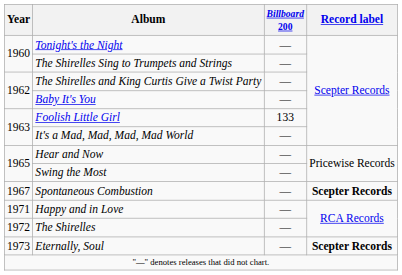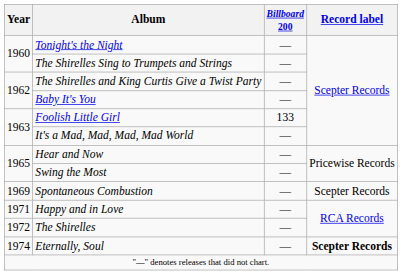(19, 191) 1967 -> (19, 191) 1969
(352, 191) bold -> (352, 191) normal
(19, 245) 1973 -> (19, 245) 1974
